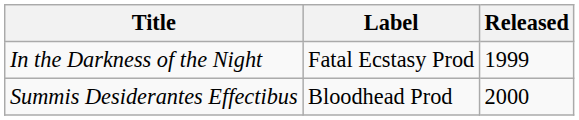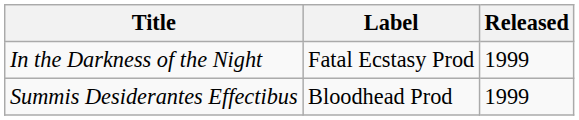(507, 96) 2000 -> (507, 96) 1999
